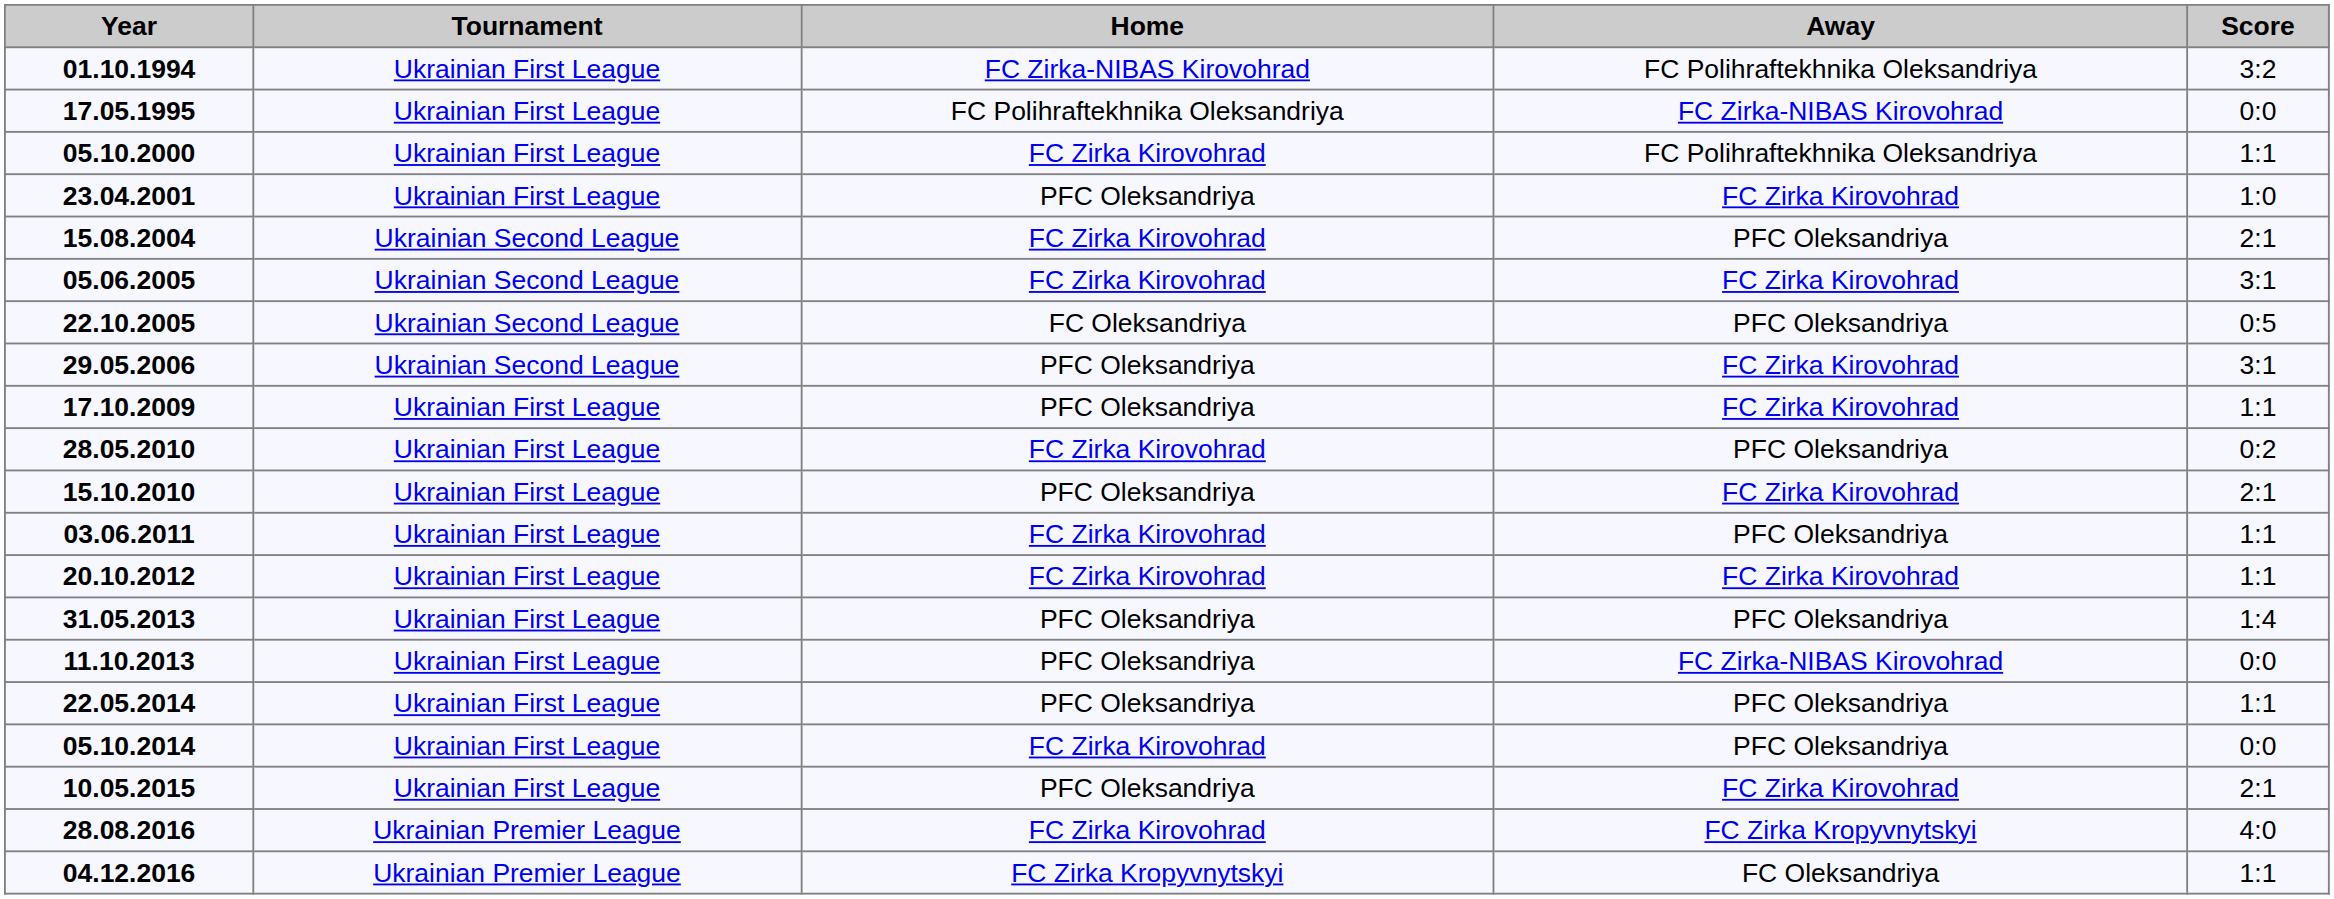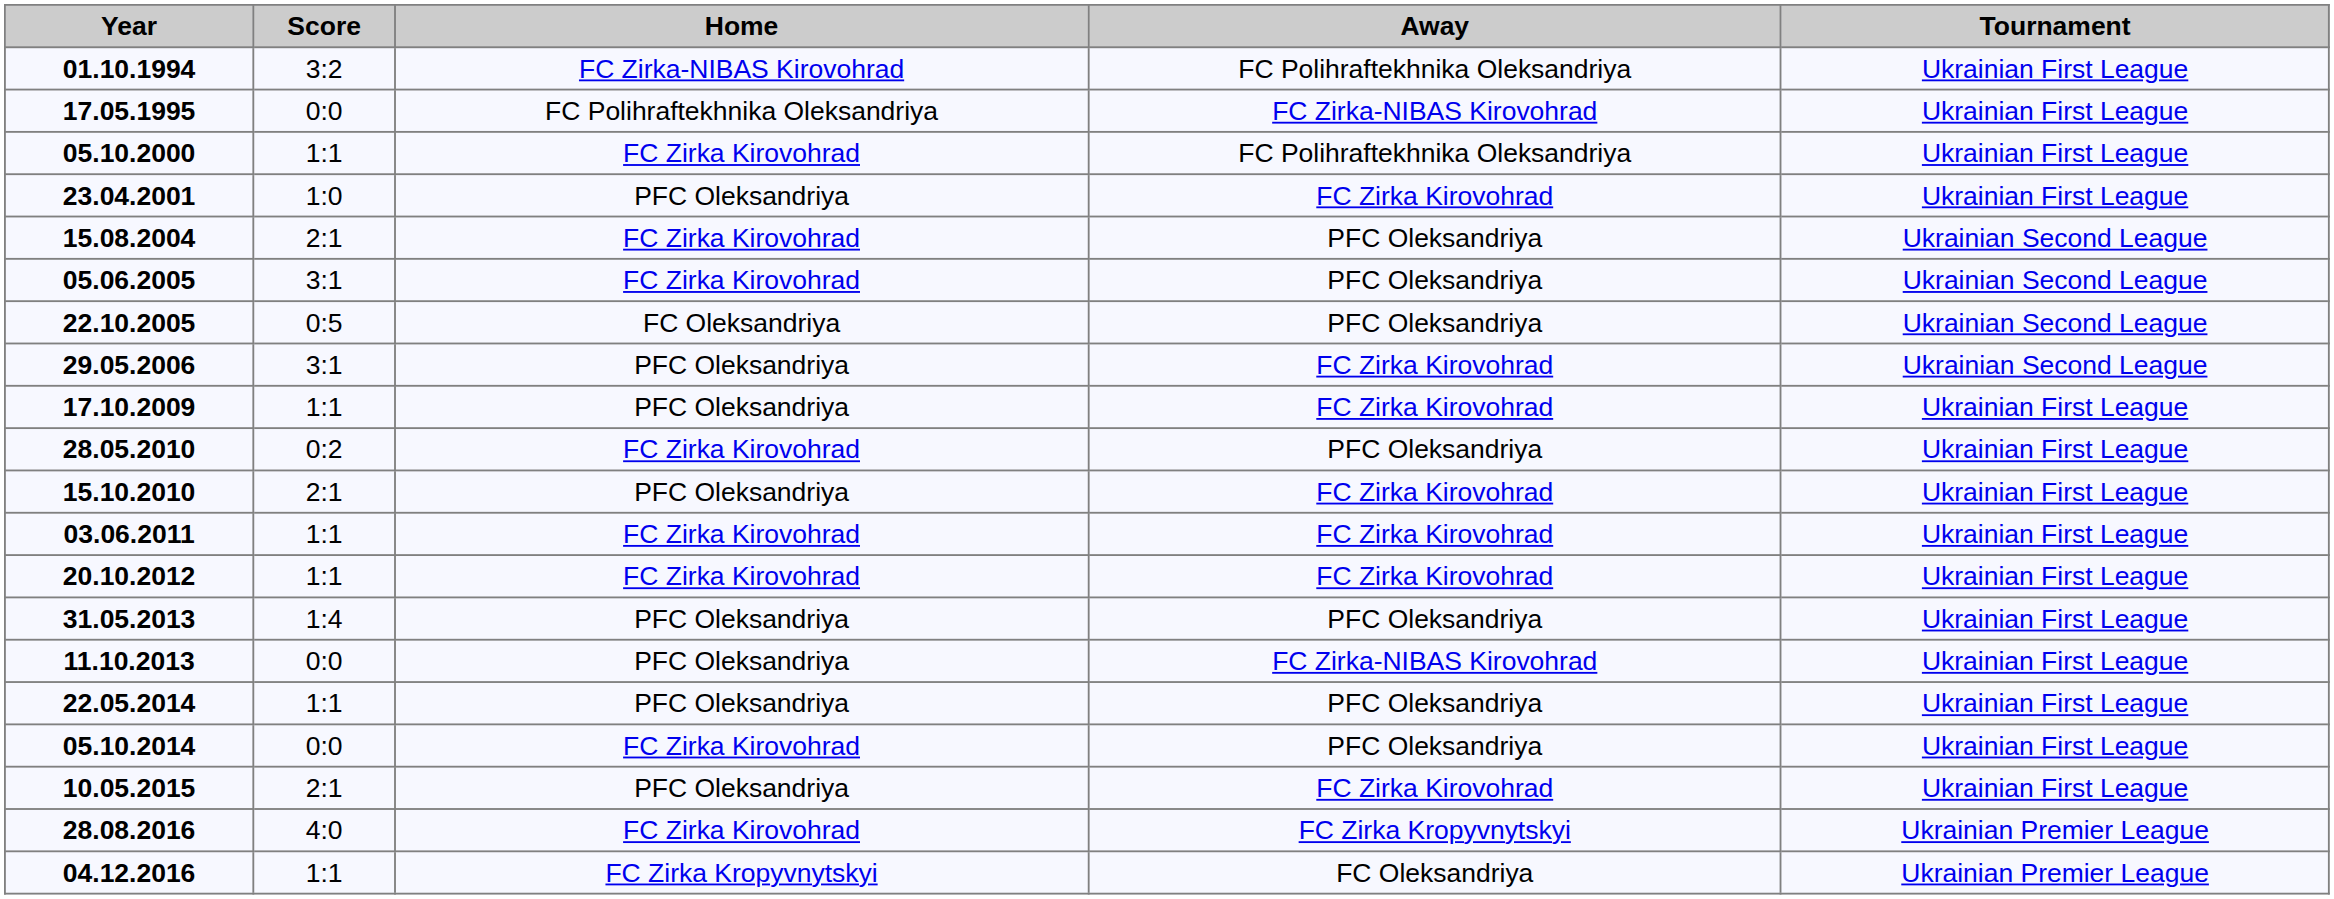columns swapped: (527, 26) <-> (2258, 26)
(1841, 280) FC Zirka Kirovohrad -> (1435, 280) PFC Oleksandriya
(1841, 534) PFC Oleksandriya -> (1435, 534) FC Zirka Kirovohrad
